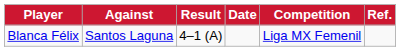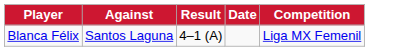- column: (380, 14)
